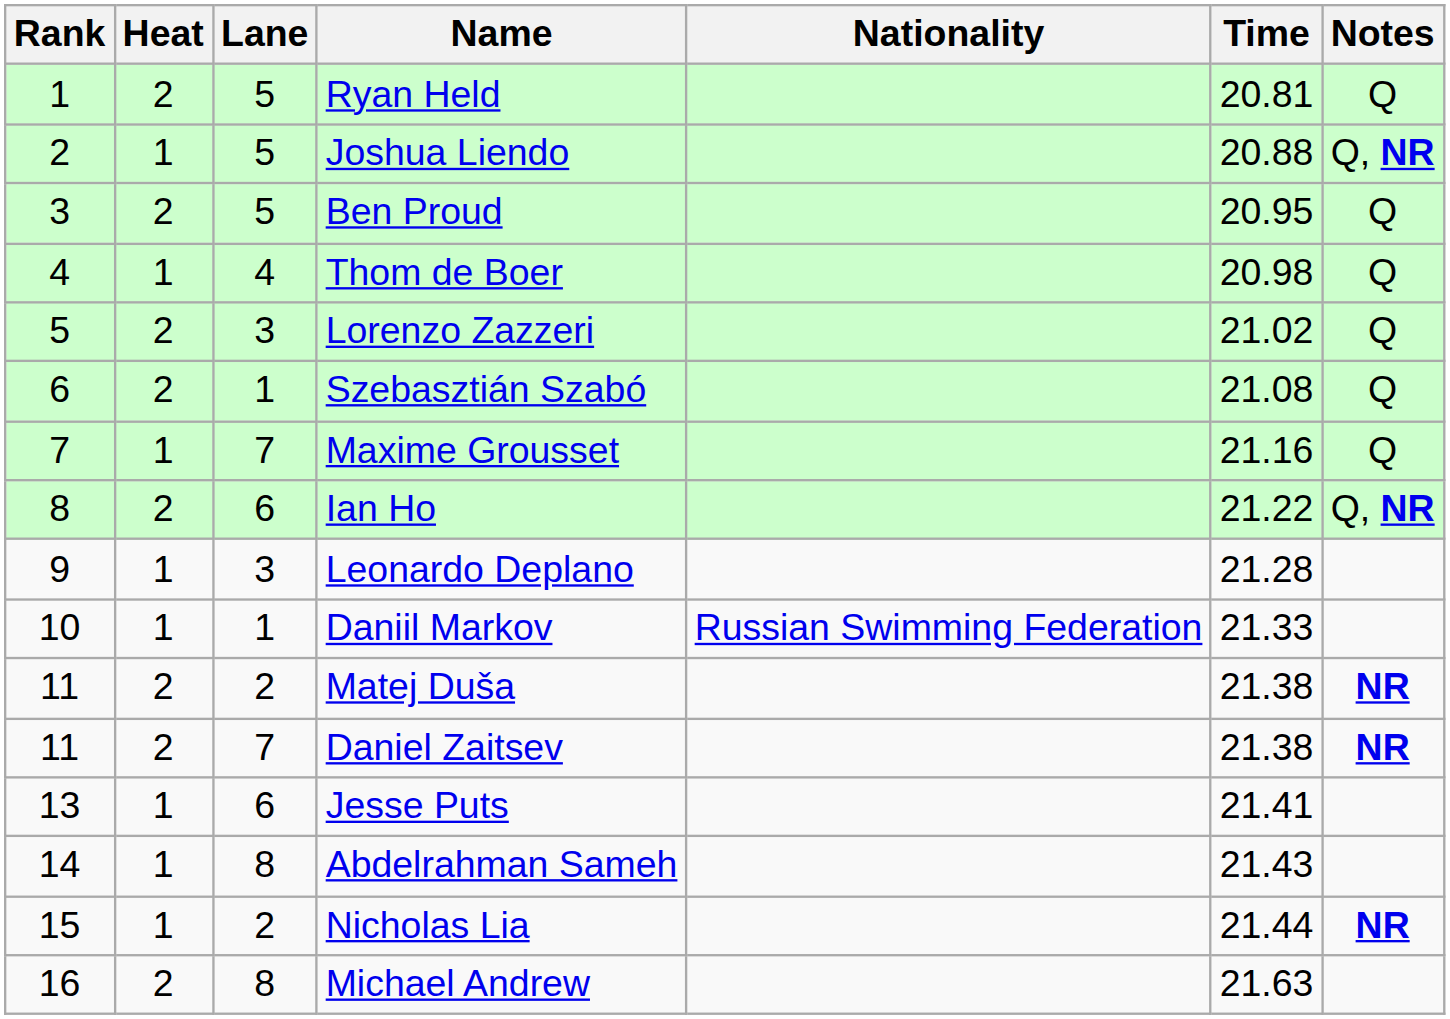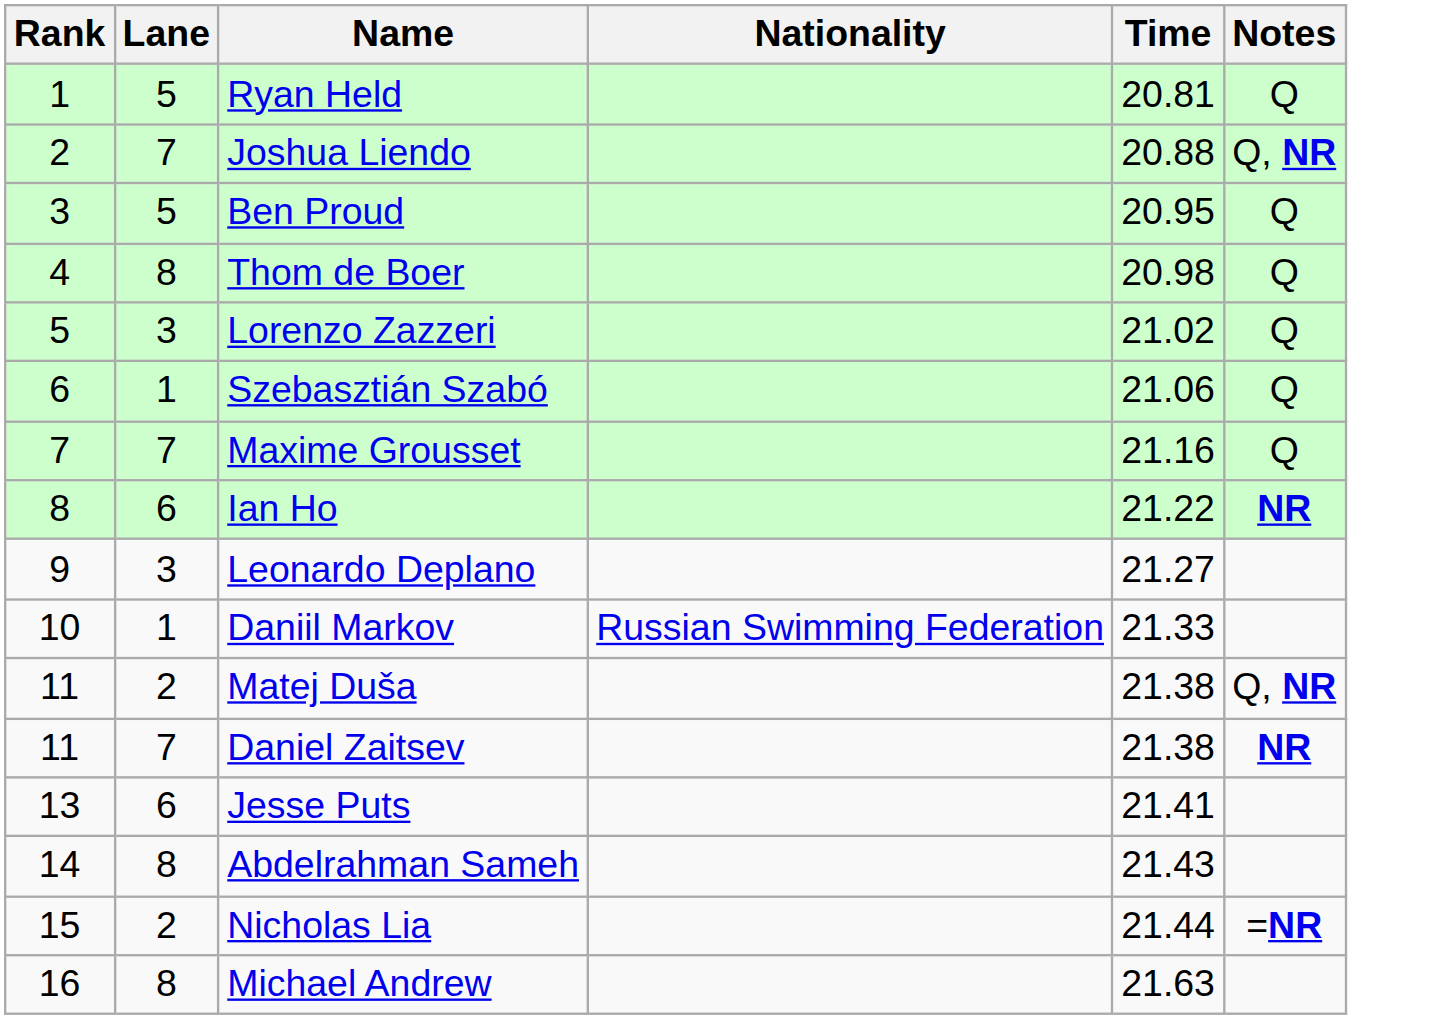- column: (163, 34)
(265, 152) 5 -> (166, 152) 7
(265, 271) 4 -> (166, 271) 8
(1267, 390) 21.08 -> (1168, 390) 21.06
(1383, 509) Q, NR -> (1284, 509) NR
(1267, 568) 21.28 -> (1168, 568) 21.27
(1383, 687) NR -> (1284, 687) Q, NR
(1383, 924) NR -> (1284, 924) =NR
